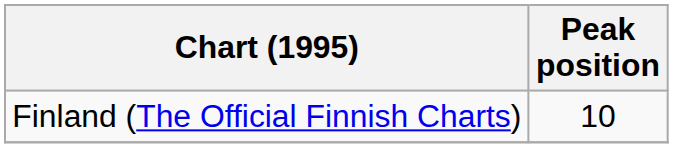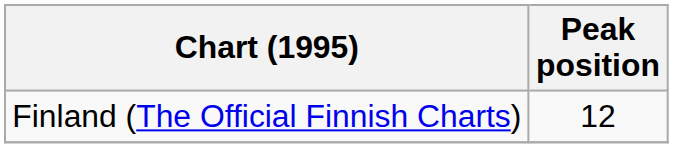(598, 116) 10 -> (598, 116) 12
